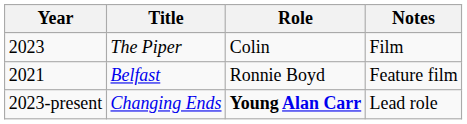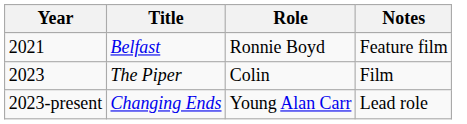rows swapped: (135, 75) <-> (146, 47)
(296, 103) bold -> (291, 103) normal
